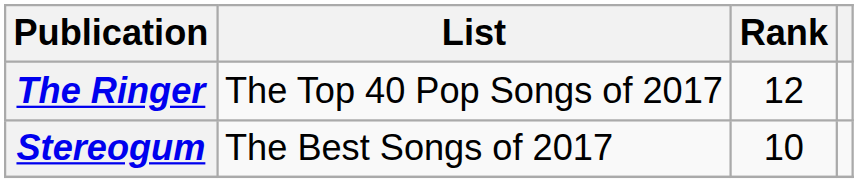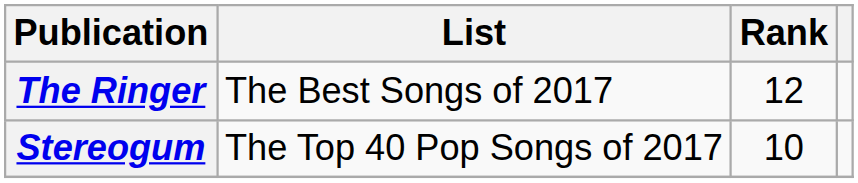(474, 90) The Top 40 Pop Songs of 2017 -> (419, 90) The Best Songs of 2017
(419, 147) The Best Songs of 2017 -> (474, 147) The Top 40 Pop Songs of 2017
